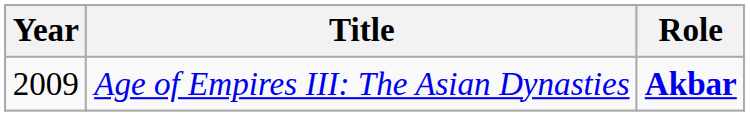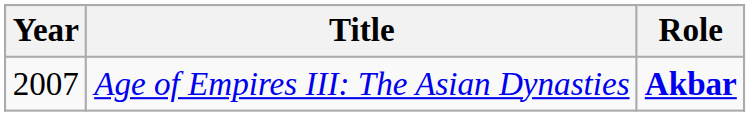(46, 83) 2009 -> (46, 83) 2007
